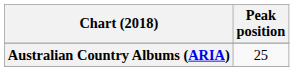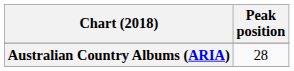(261, 54) 25 -> (261, 54) 28
